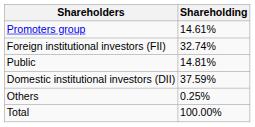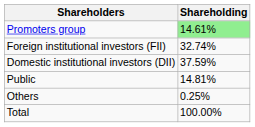(198, 29) no background -> (198, 29) lightgreen background
rows swapped: (91, 79) <-> (21, 63)
